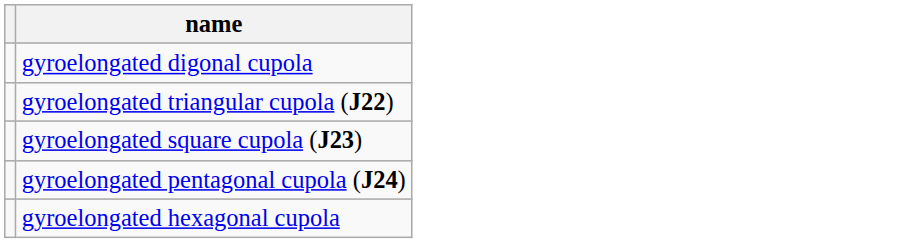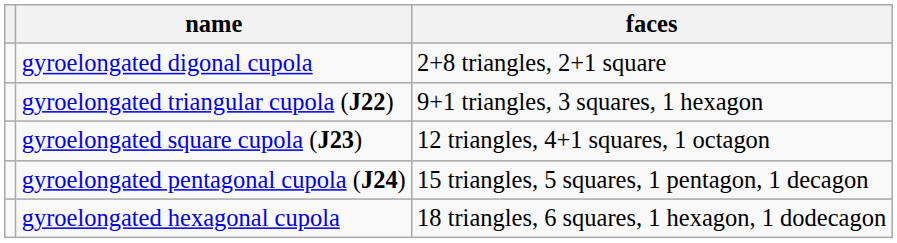+ column: (652, 23)
